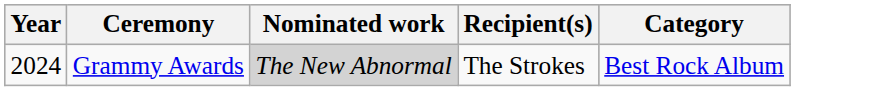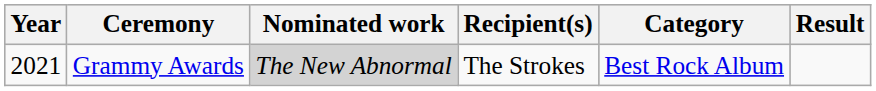+ column: (830, 24)
(36, 64) 2024 -> (36, 64) 2021
